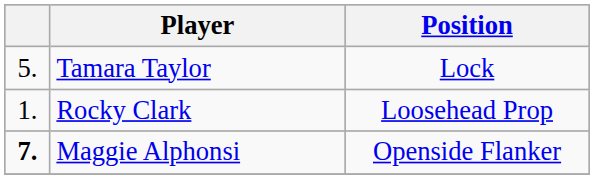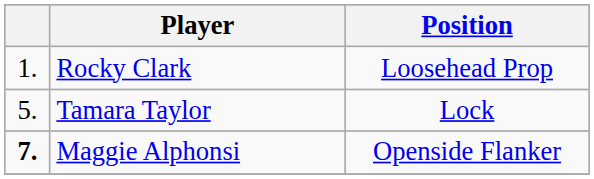rows swapped: (124, 109) <-> (134, 67)
